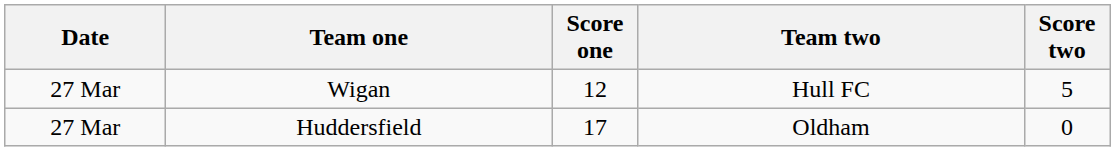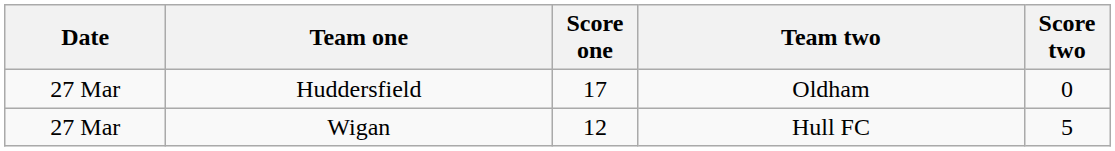rows swapped: (359, 126) <-> (359, 88)
